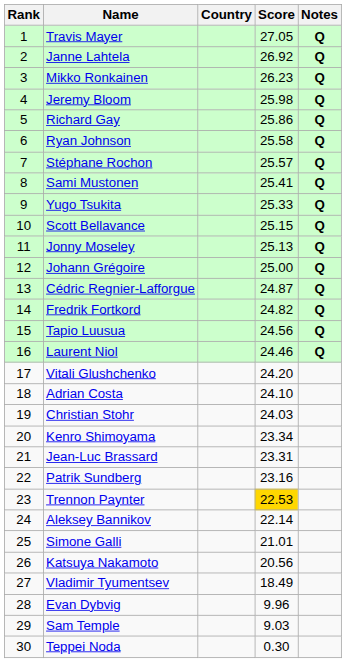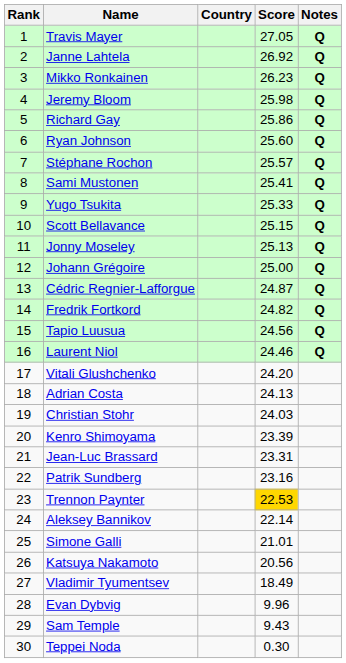(277, 141) 25.58 -> (277, 141) 25.60
(277, 394) 24.10 -> (277, 394) 24.13
(277, 436) 23.34 -> (277, 436) 23.39
(277, 625) 9.03 -> (277, 625) 9.43
